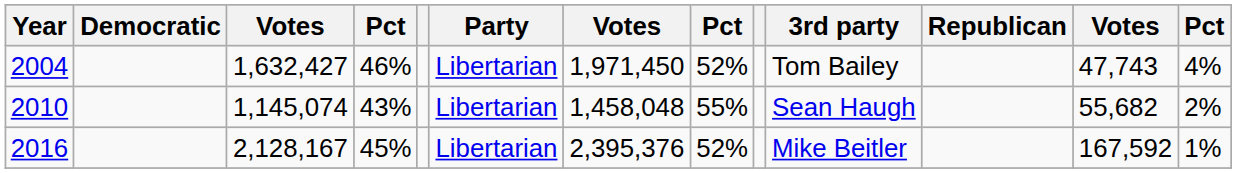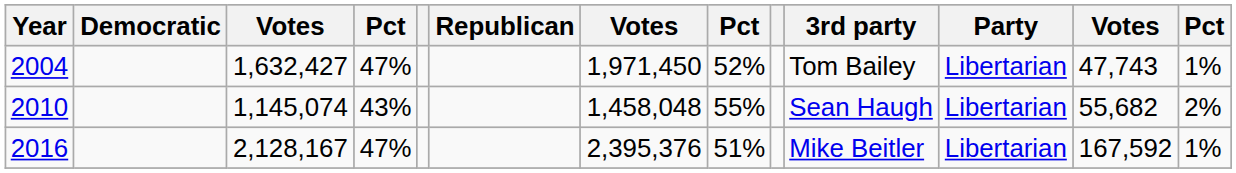columns swapped: (997, 25) <-> (496, 25)
(386, 66) 46% -> (386, 66) 47%
(1203, 66) 4% -> (1203, 66) 1%
(386, 148) 45% -> (386, 148) 47%
(722, 148) 52% -> (739, 148) 51%
